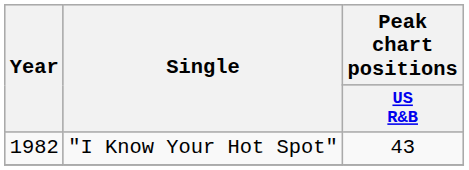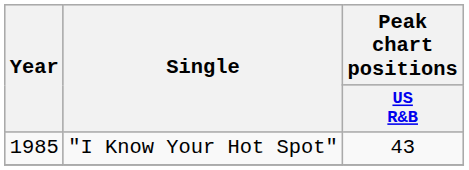(34, 148) 1982 -> (34, 148) 1985
